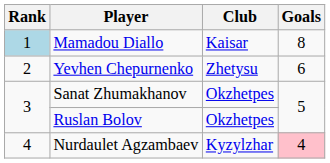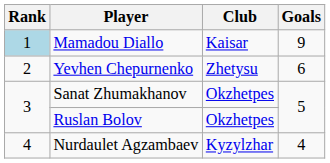(301, 42) 8 -> (301, 42) 9
(301, 145) pink background -> (301, 145) no background
